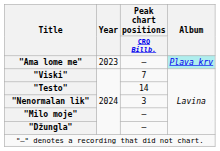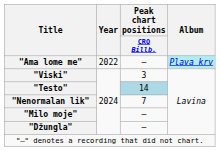(108, 62) 2023 -> (108, 62) 2022
(144, 75) 7 -> (144, 75) 3
(144, 88) no background -> (144, 88) lightblue background
(144, 101) 3 -> (144, 101) 7
